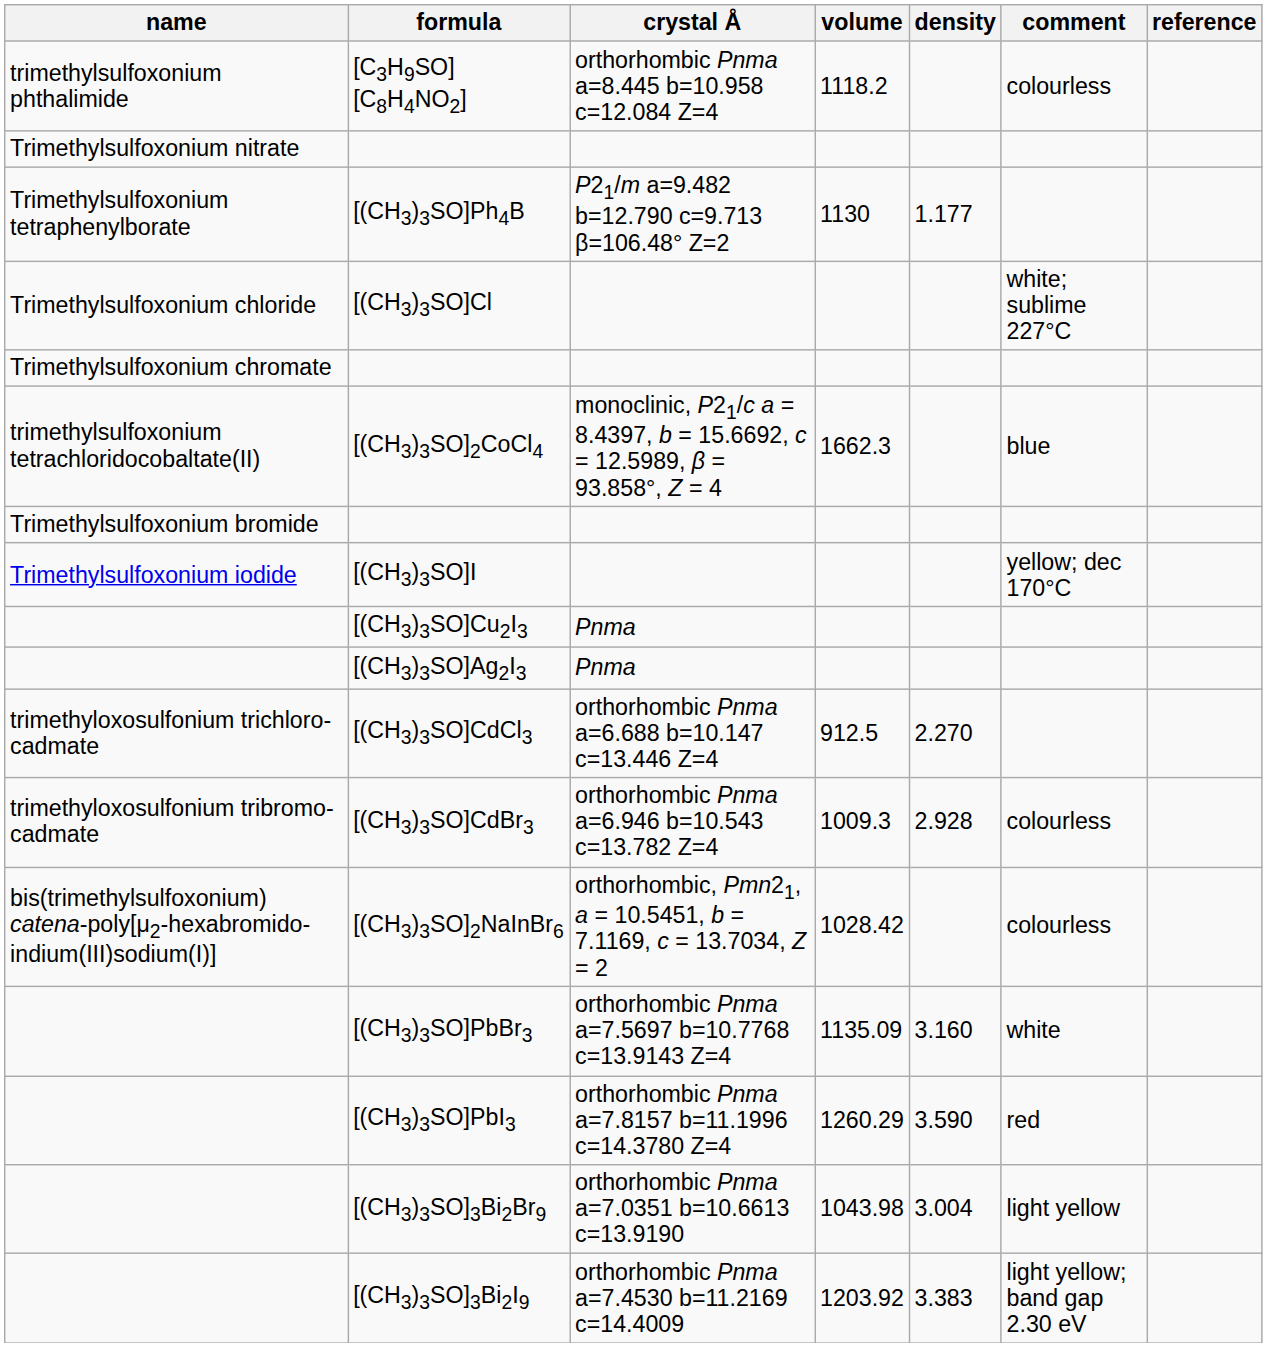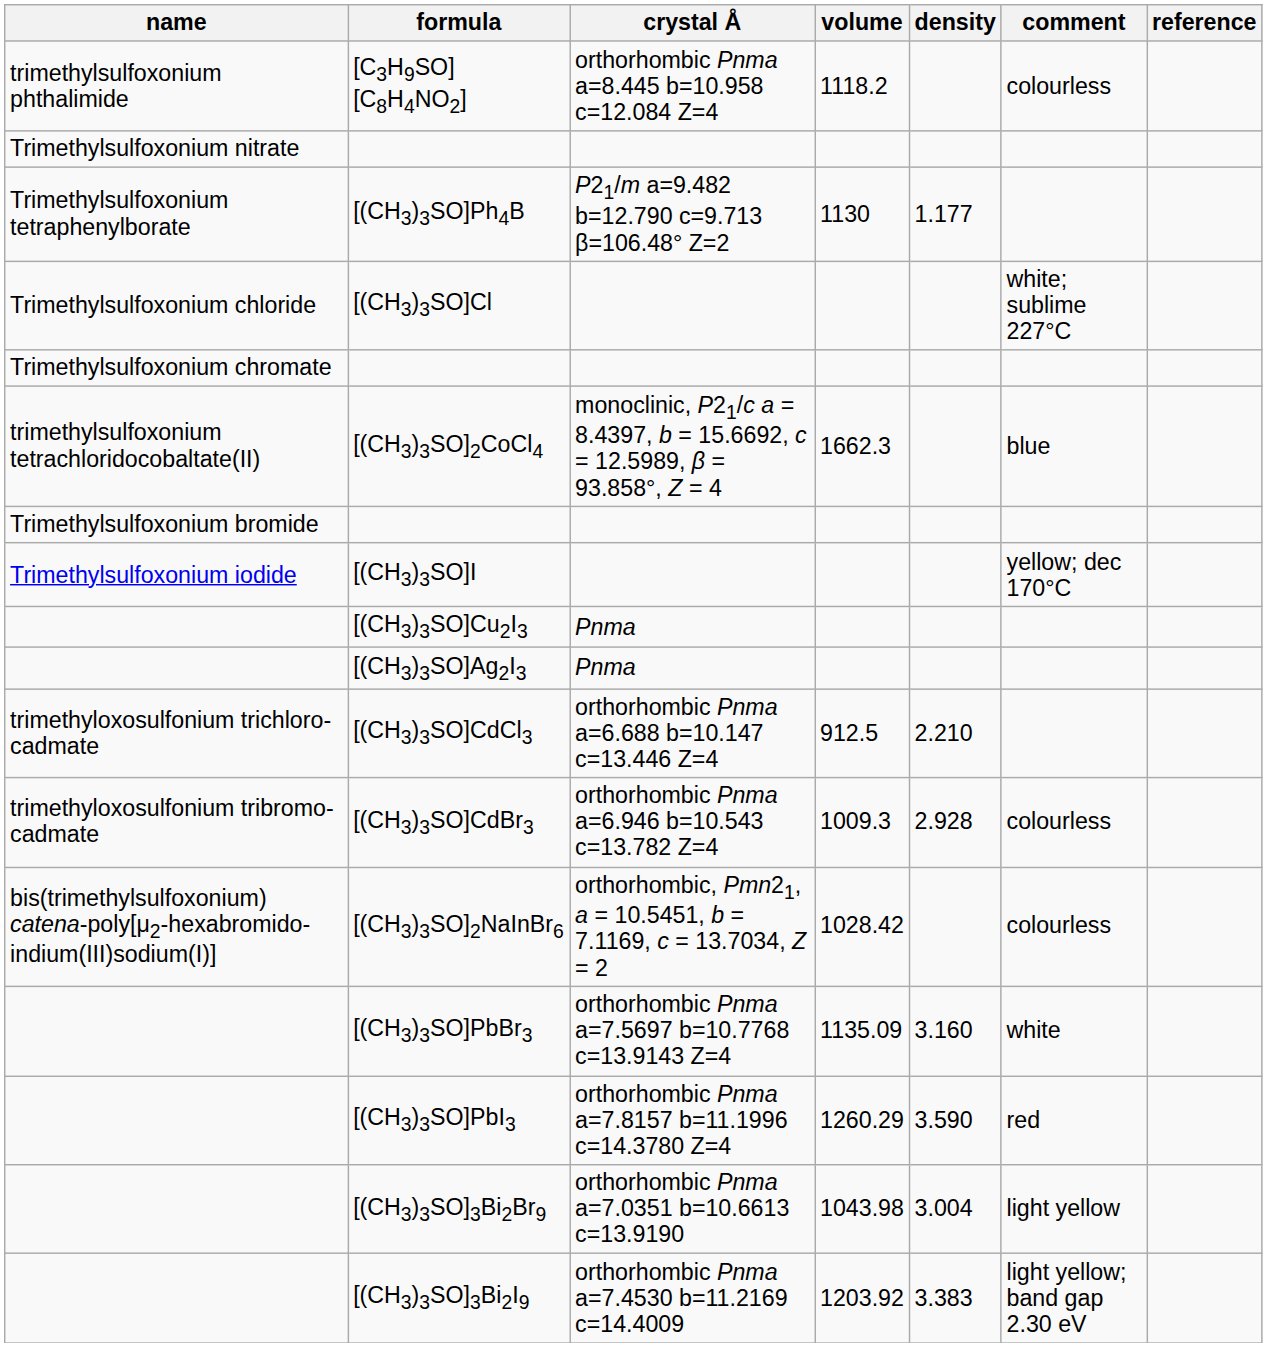(944, 733) 2.270 -> (944, 733) 2.210
